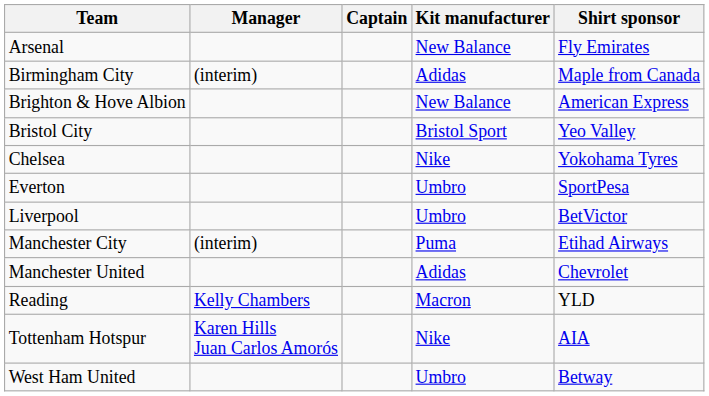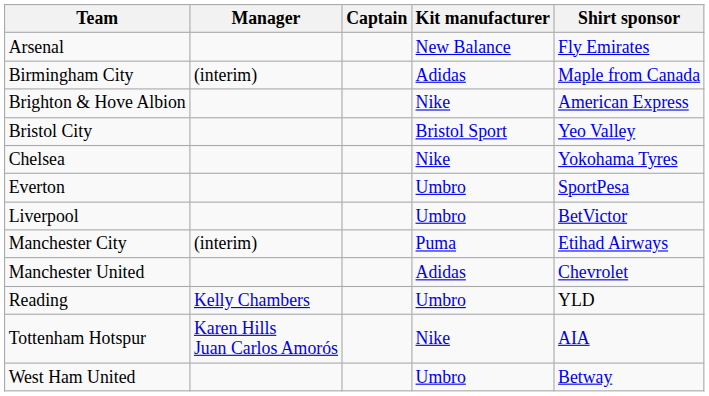(463, 103) New Balance -> (433, 103) Nike
(443, 300) Macron -> (441, 300) Umbro
